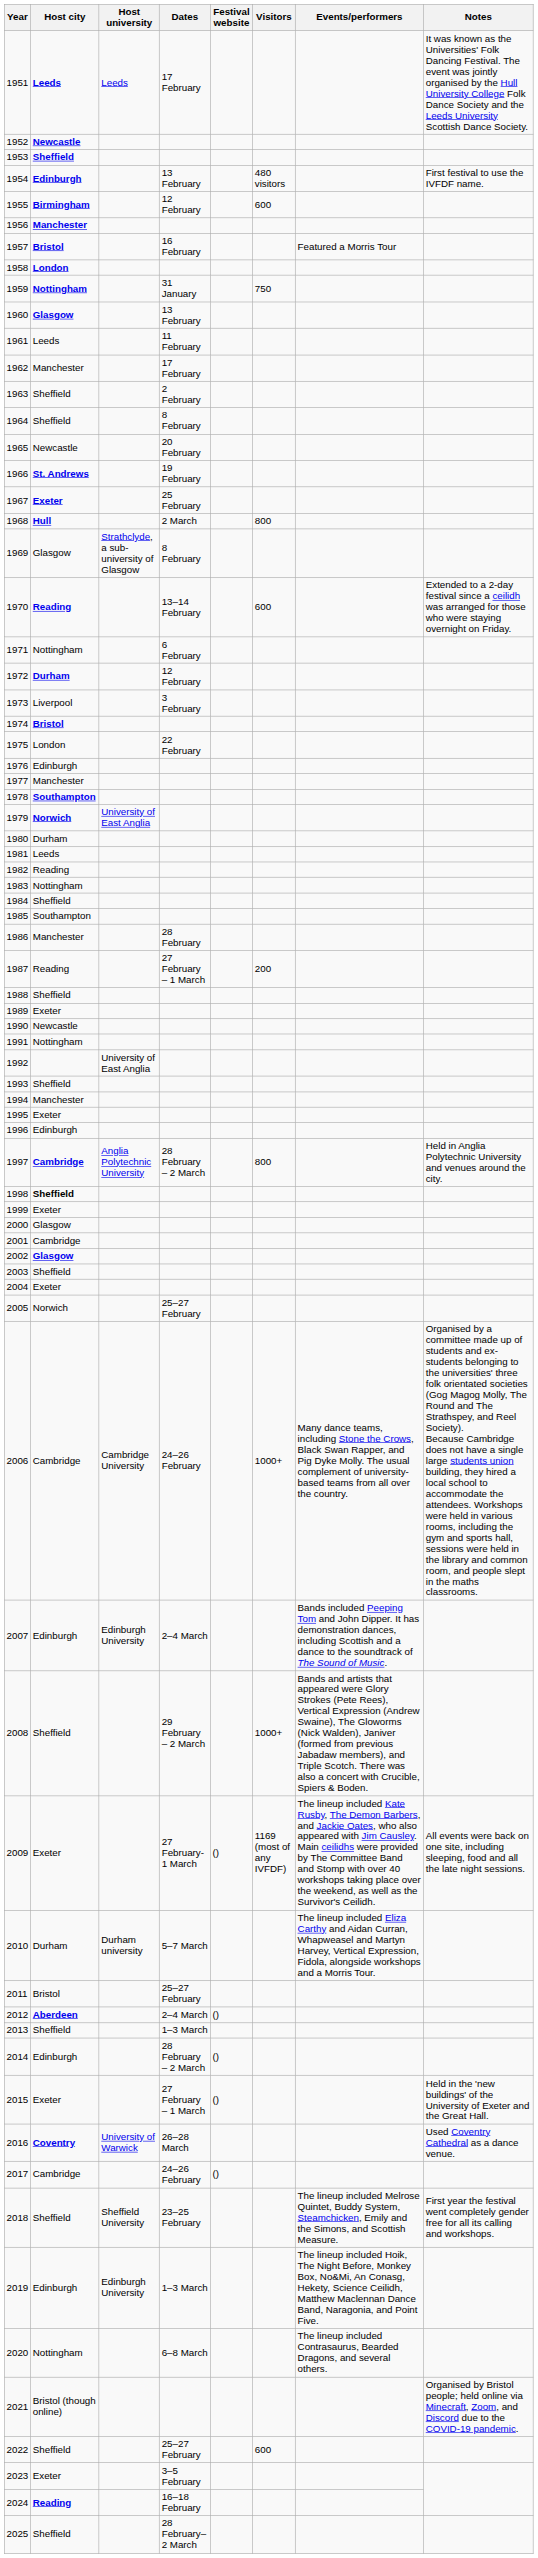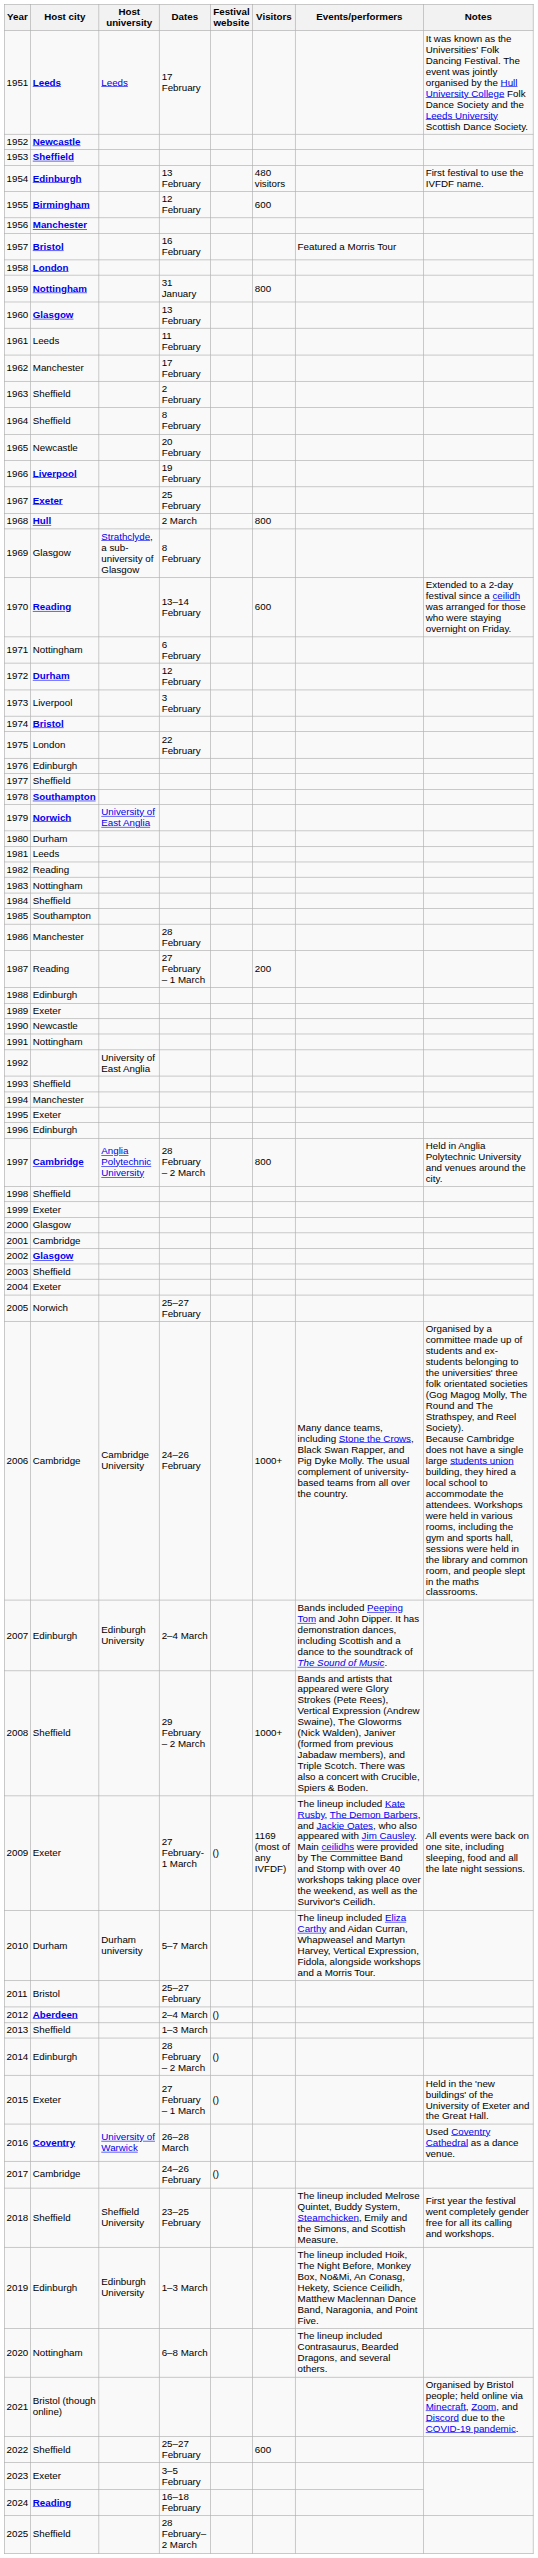(263, 288) 750 -> (263, 288) 800
(61, 474) St. Andrews -> (55, 474) Liverpool
(58, 781) Manchester -> (52, 781) Sheffield
(52, 995) Sheffield -> (55, 995) Edinburgh
(53, 1194) bold -> (52, 1194) normal
